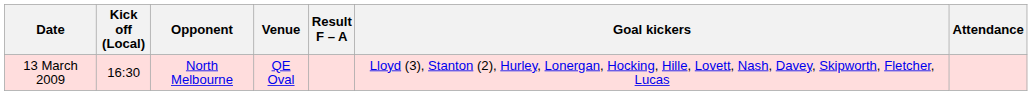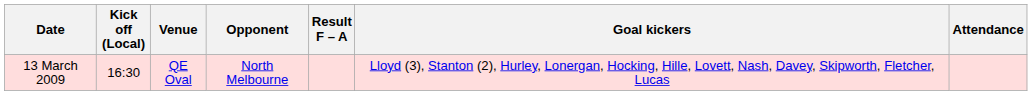columns swapped: (202, 29) <-> (281, 29)
